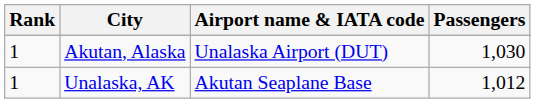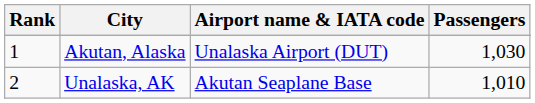(14, 82) 1 -> (14, 82) 2
(503, 82) 1,012 -> (503, 82) 1,010
